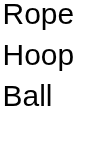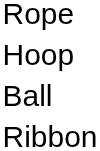+ row: (50, 137)
